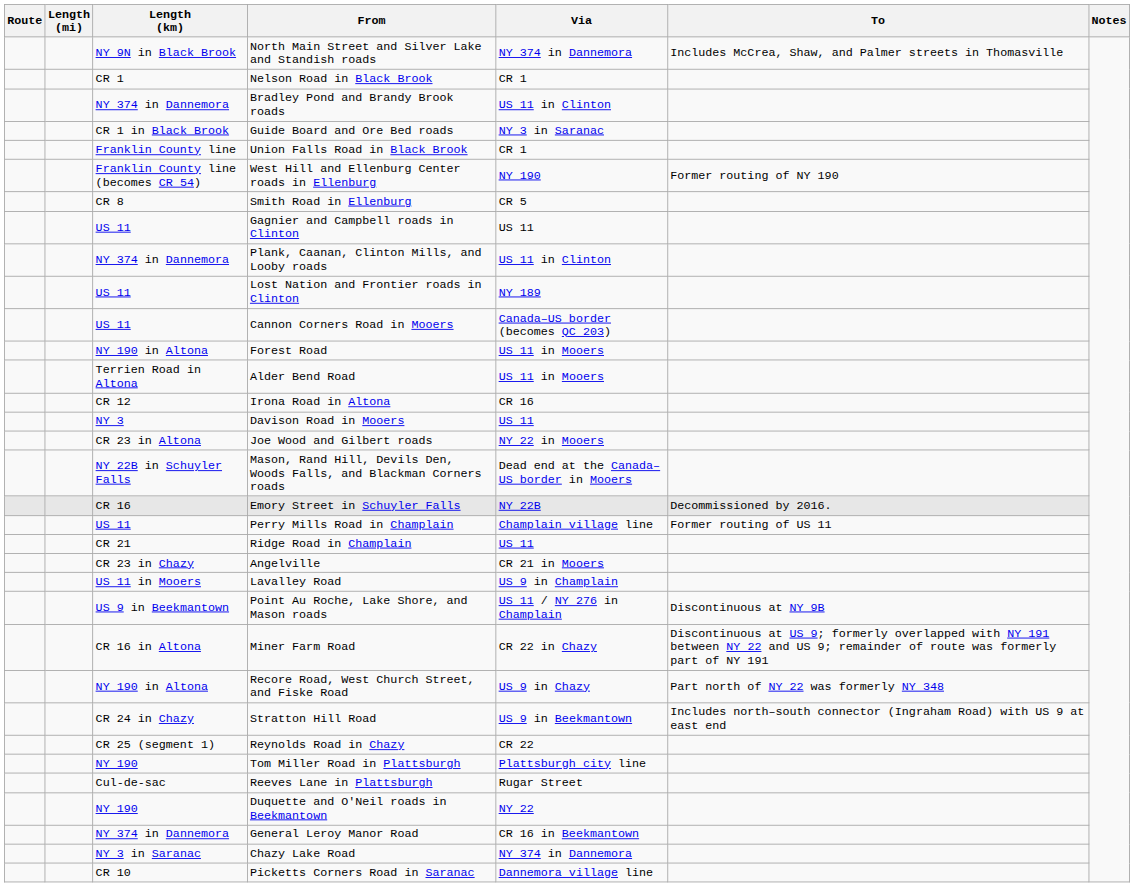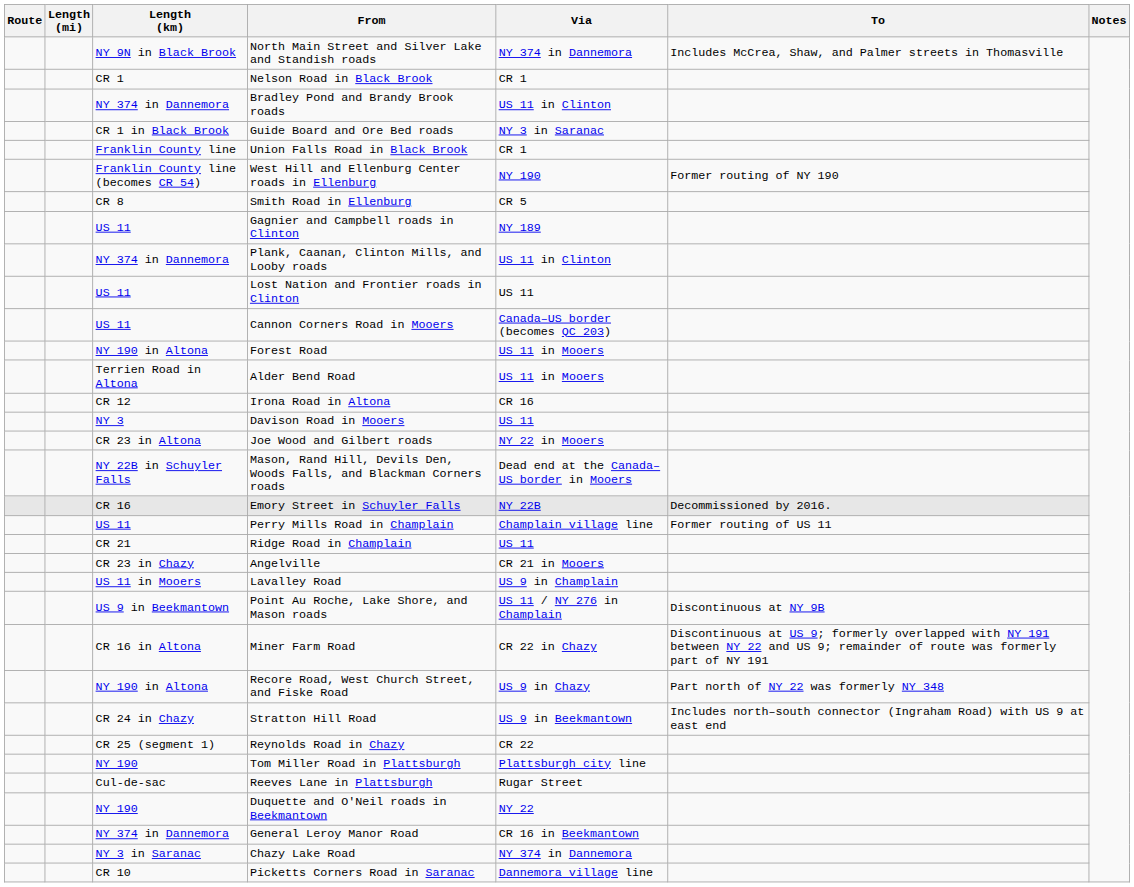(516, 227) US 11 -> (520, 227) NY 189
(520, 292) NY 189 -> (516, 292) US 11
